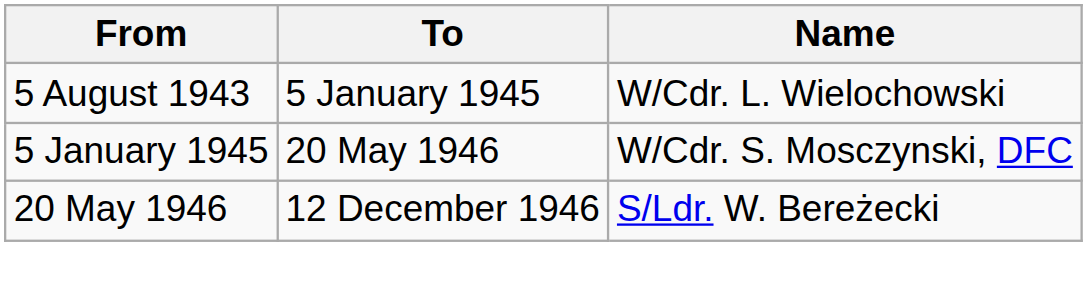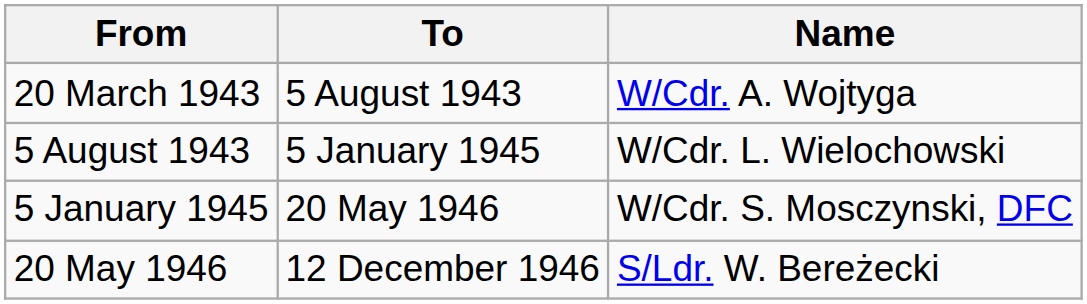+ row: (137, 92)
